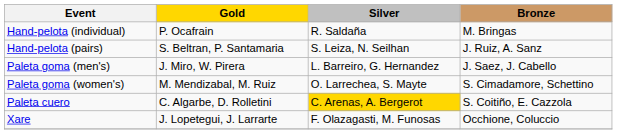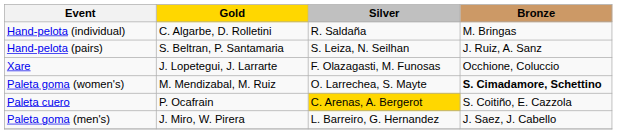(186, 31) P. Ocafrain -> (215, 31) C. Algarbe, D. Rolletini
rows swapped: (58, 66) <-> (19, 119)
(528, 84) normal -> (532, 84) bold
(215, 102) C. Algarbe, D. Rolletini -> (186, 102) P. Ocafrain
